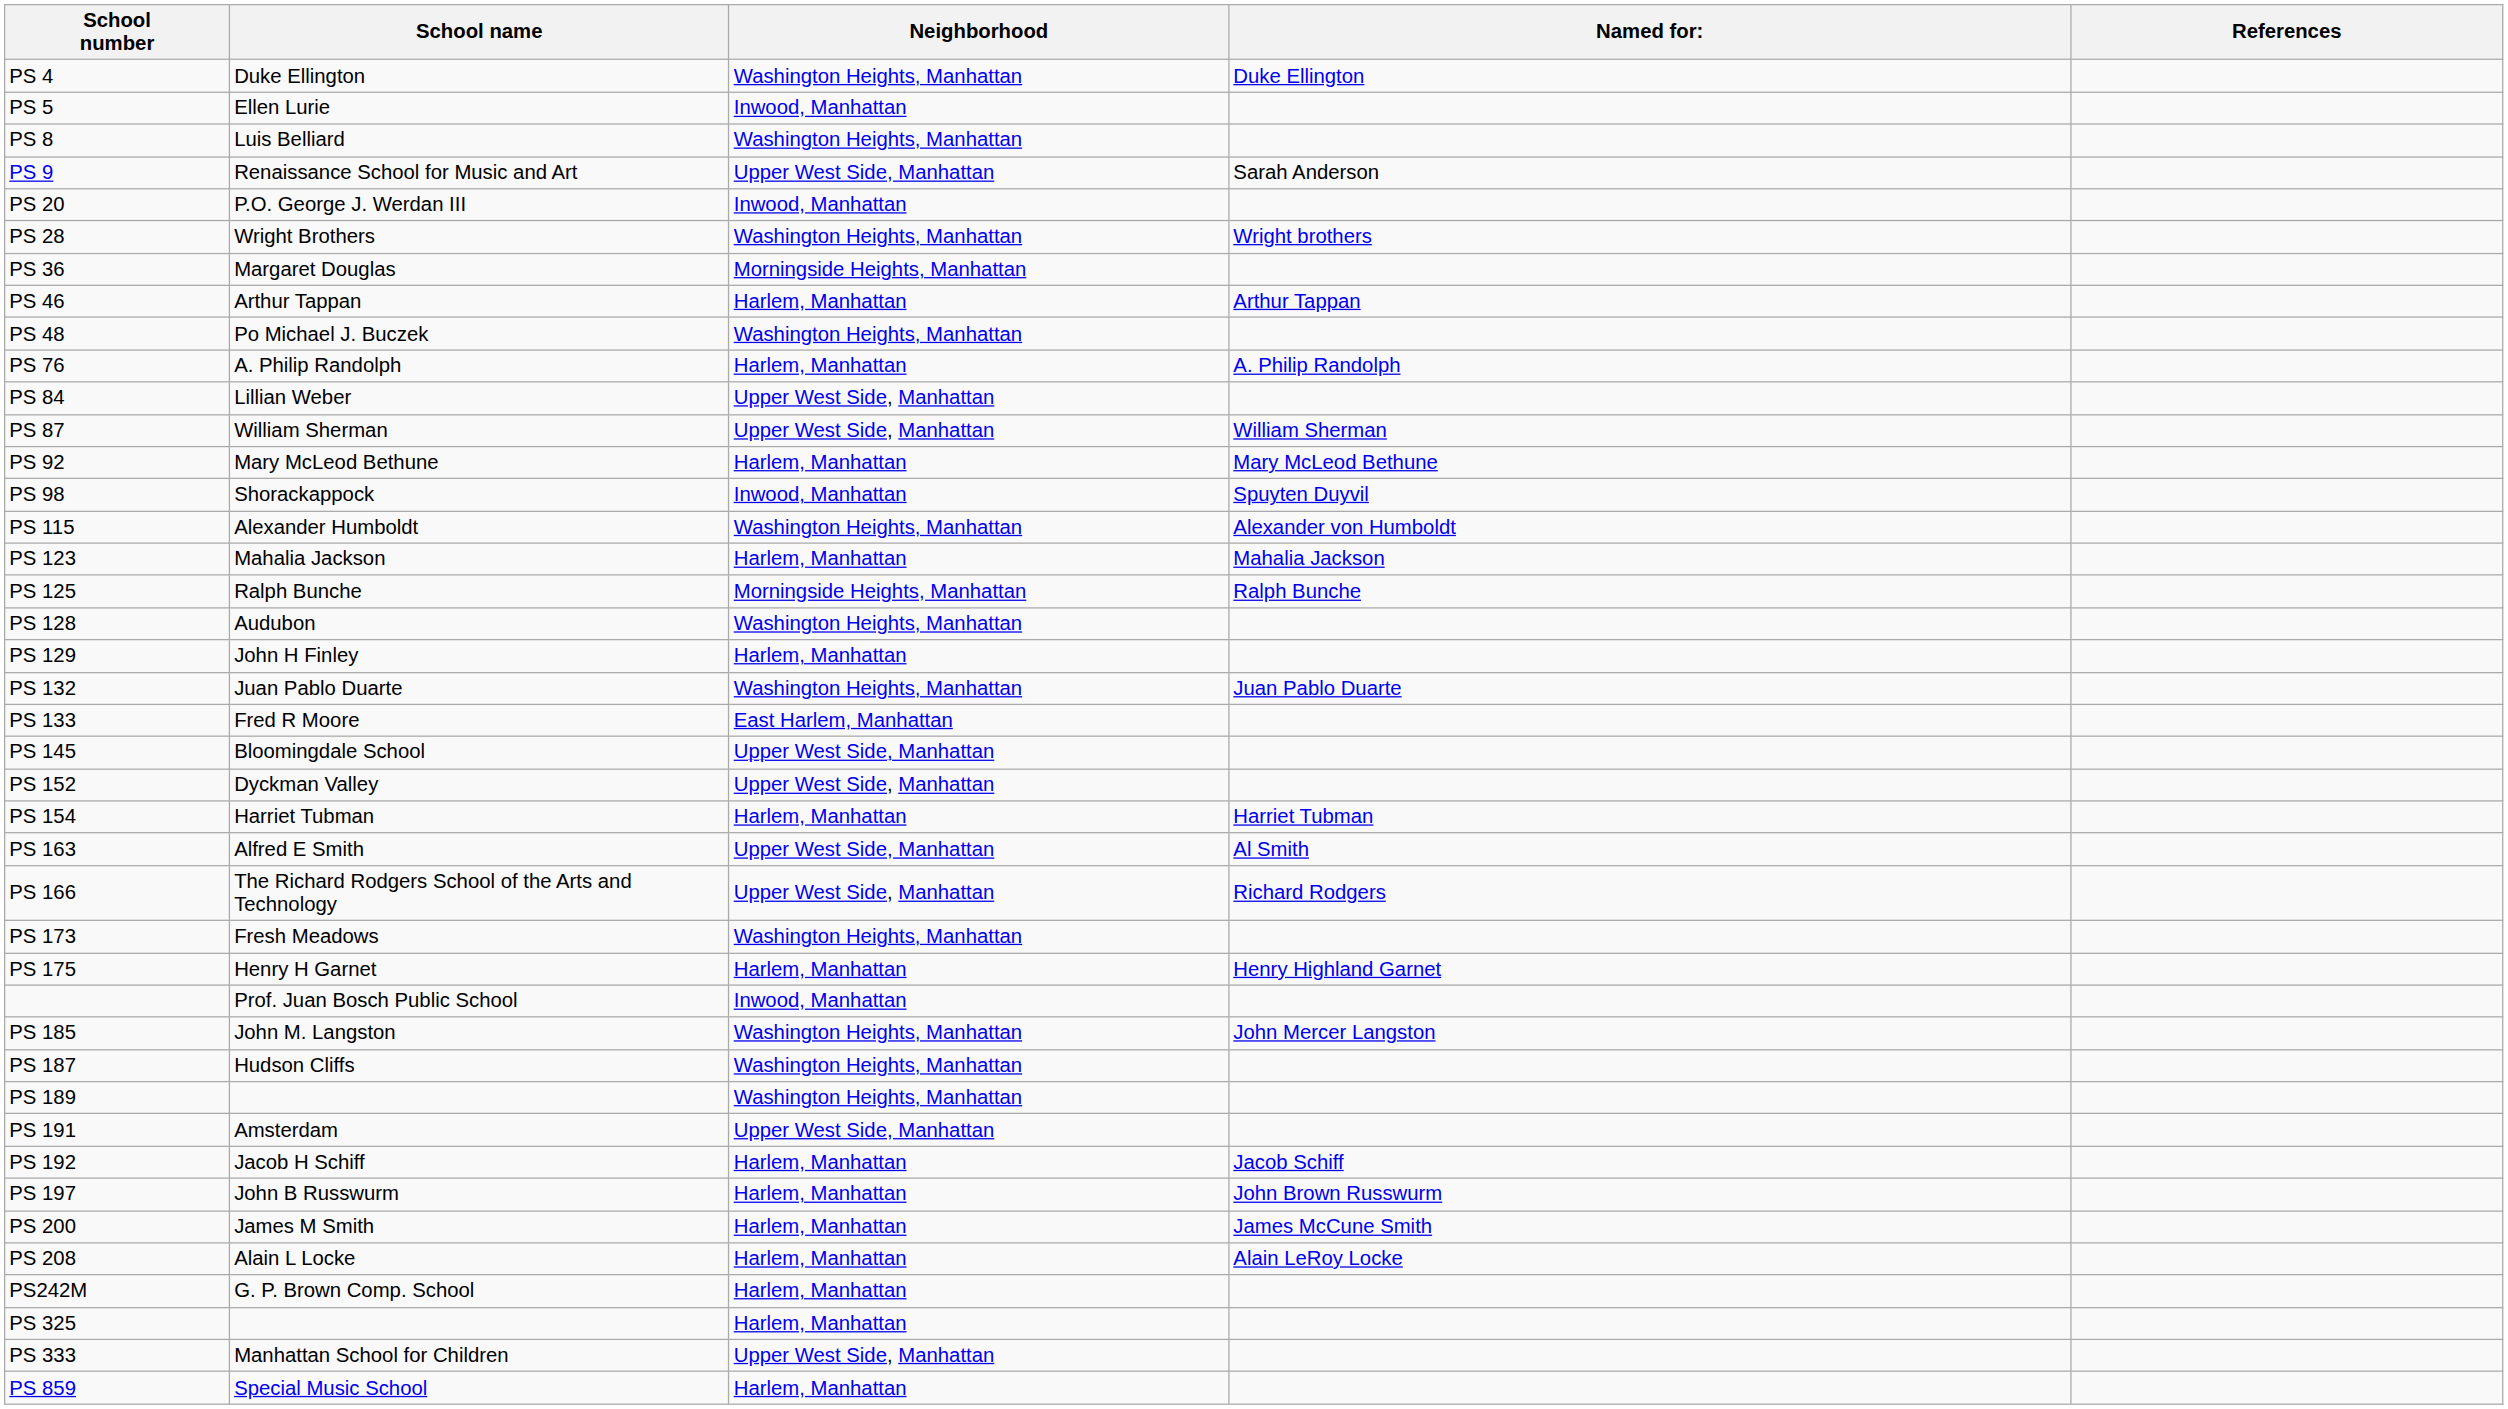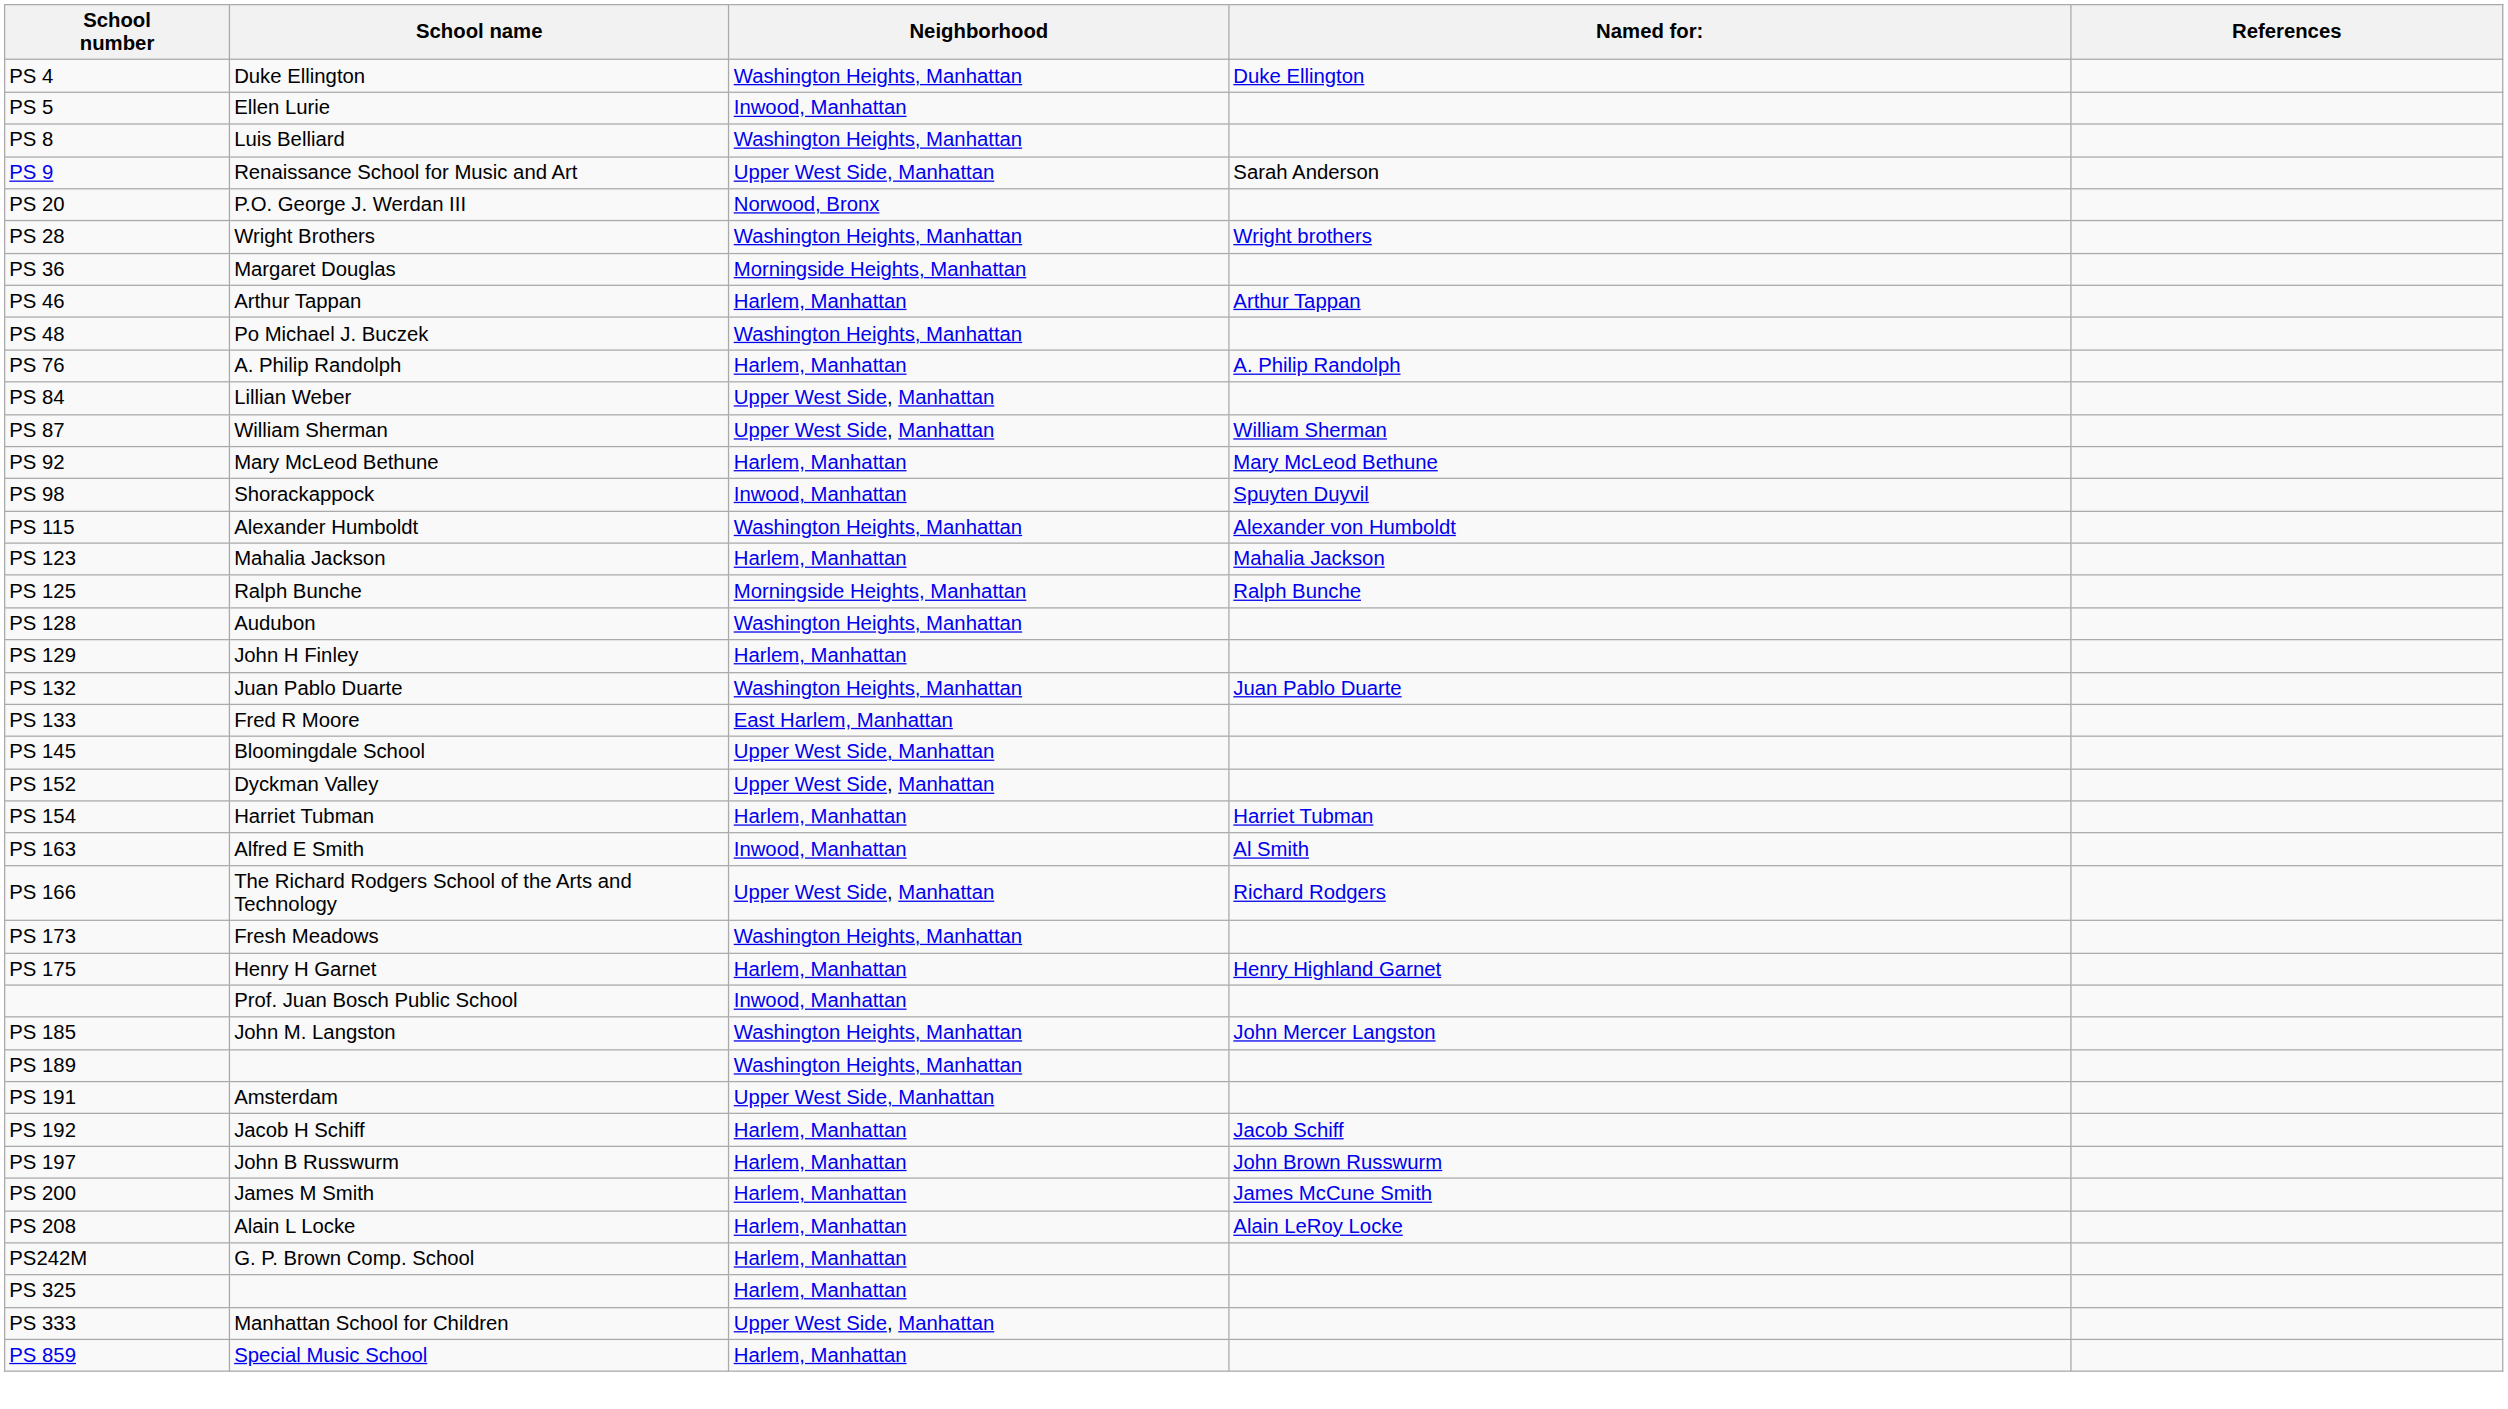(820, 204) Inwood, Manhattan -> (807, 204) Norwood, Bronx
(864, 849) Upper West Side, Manhattan -> (820, 849) Inwood, Manhattan
- row: (43, 1065)
